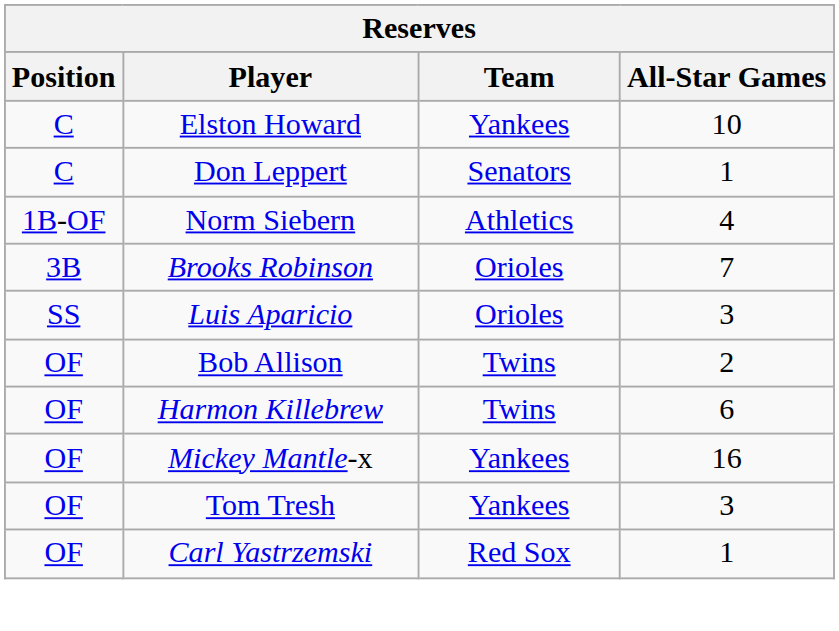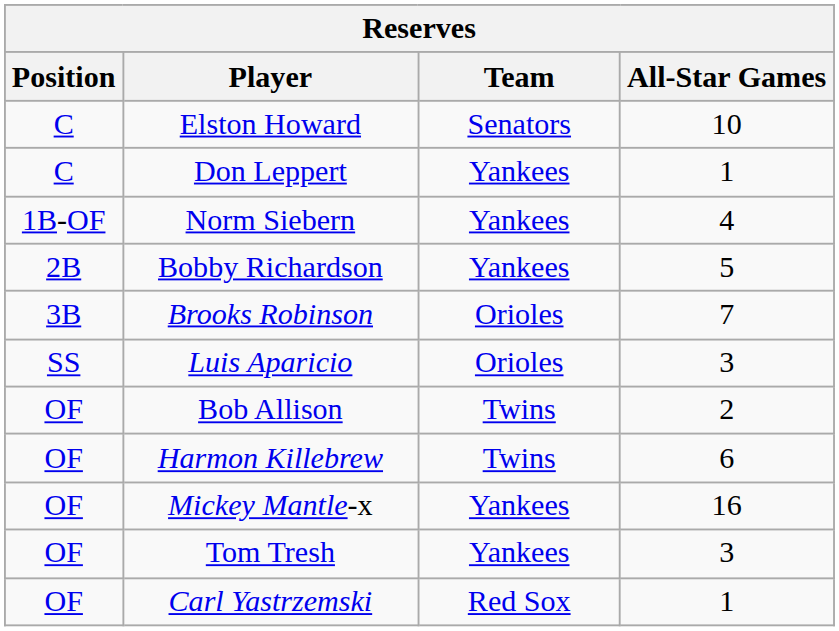(519, 123) Yankees -> (519, 123) Senators
(519, 171) Senators -> (519, 171) Yankees
(519, 219) Athletics -> (519, 219) Yankees
+ row: (270, 266)
